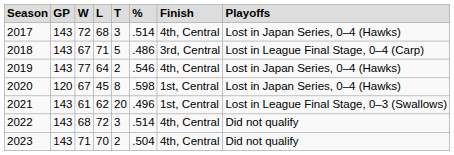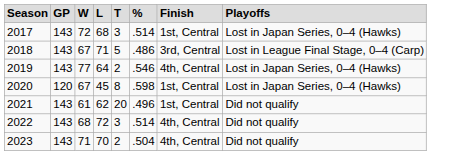(190, 31) 4th, Central -> (189, 31) 1st, Central
(336, 104) Lost in League Final Stage, 0–3 (Swallows) -> (262, 104) Did not qualify
